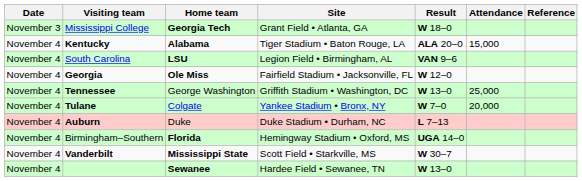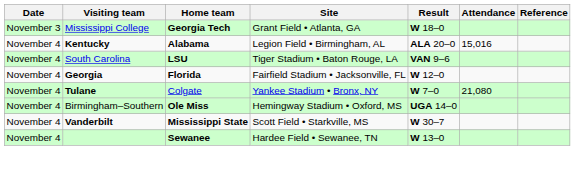(332, 44) Tiger Stadium • Baton Rouge, LA -> (319, 44) Legion Field • Birmingham, AL
(484, 44) 15,000 -> (477, 44) 15,016
(326, 59) Legion Field • Birmingham, AL -> (325, 59) Tiger Stadium • Baton Rouge, LA
(188, 75) Ole Miss -> (184, 75) Florida
- row: (90, 91)
(484, 106) 20,000 -> (477, 91) 21,080
- row: (83, 122)
(184, 137) Florida -> (188, 106) Ole Miss
